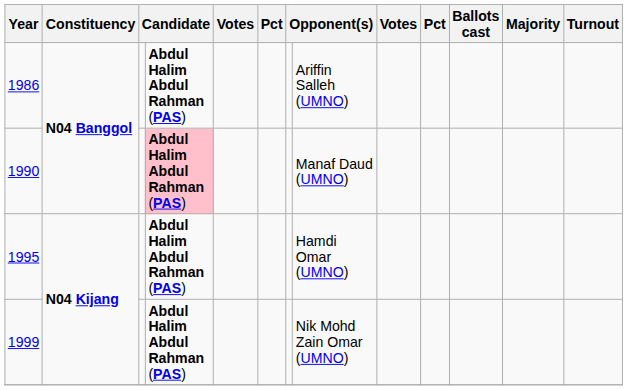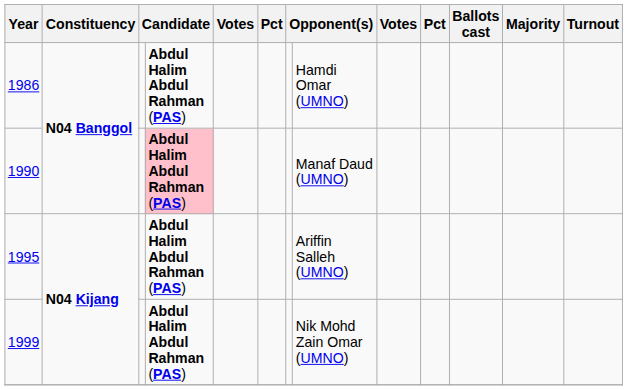(322, 85) Ariffin Salleh (UMNO) -> (322, 85) Hamdi Omar (UMNO)
(322, 257) Hamdi Omar (UMNO) -> (322, 257) Ariffin Salleh (UMNO)
